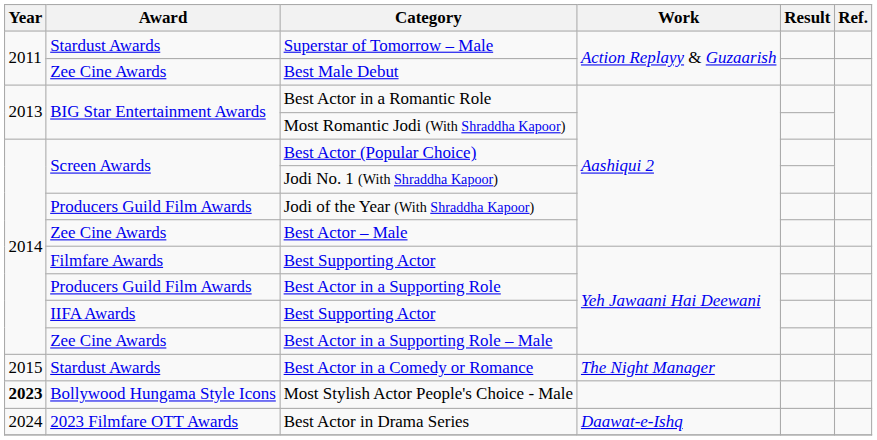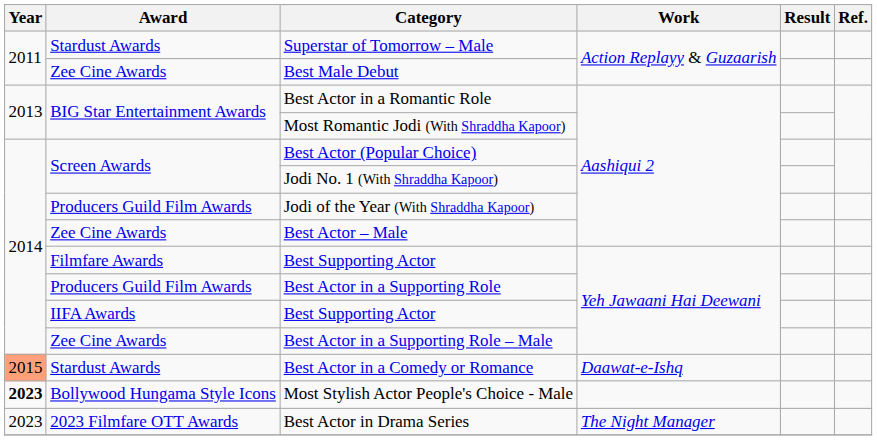(25, 367) no background -> (25, 367) lightsalmon background
(648, 367) The Night Manager -> (632, 367) Daawat-e-Ishq
(25, 421) 2024 -> (25, 421) 2023
(632, 421) Daawat-e-Ishq -> (648, 421) The Night Manager
